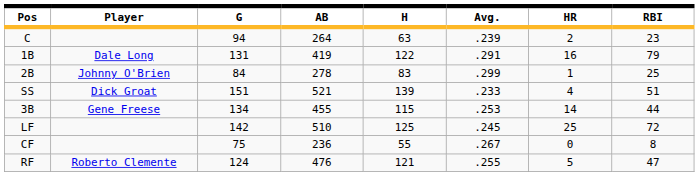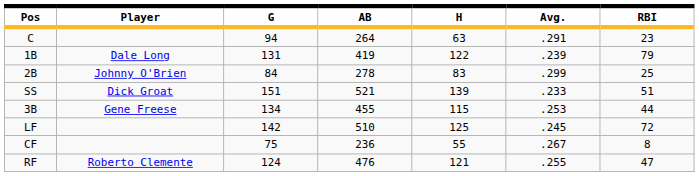- column: (570, 17)
(487, 38) .239 -> (553, 38) .291
(487, 56) .291 -> (553, 56) .239
